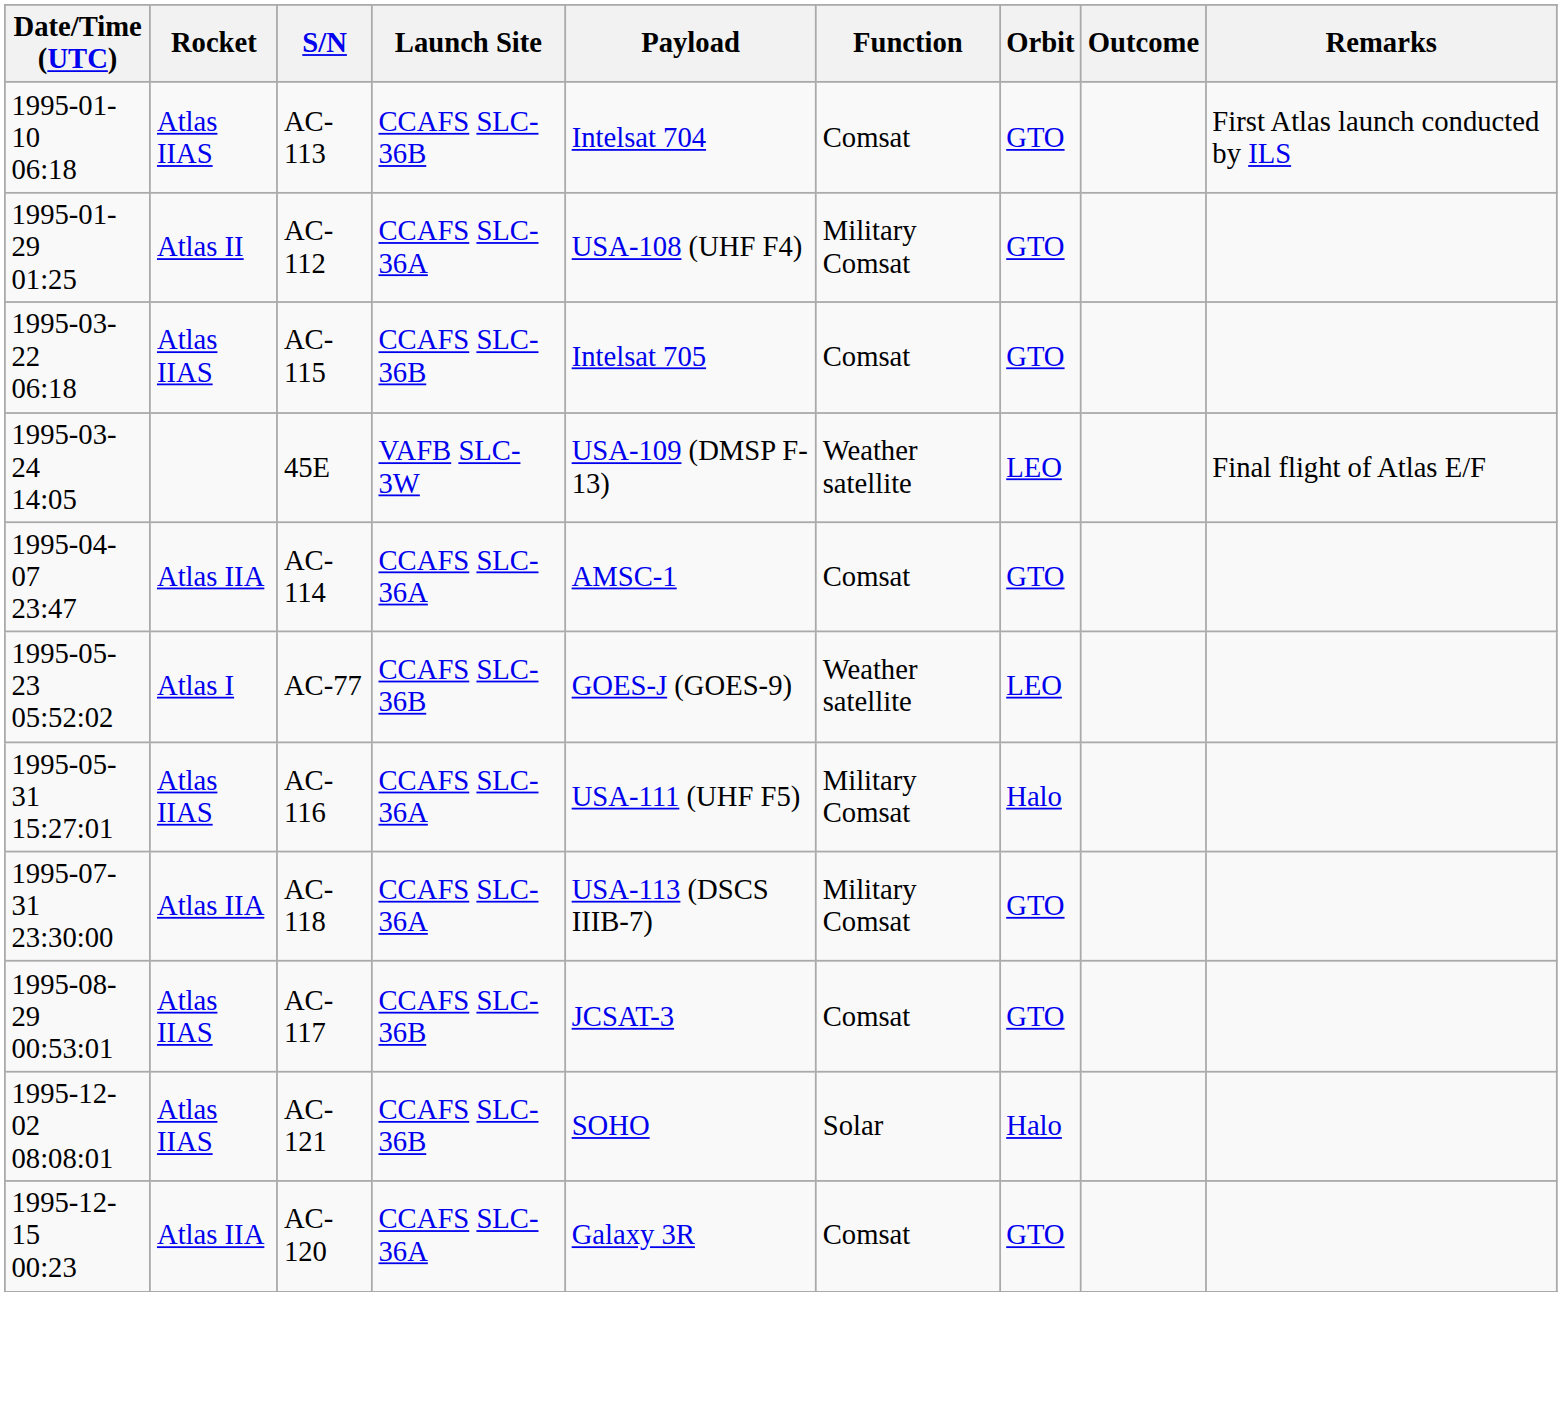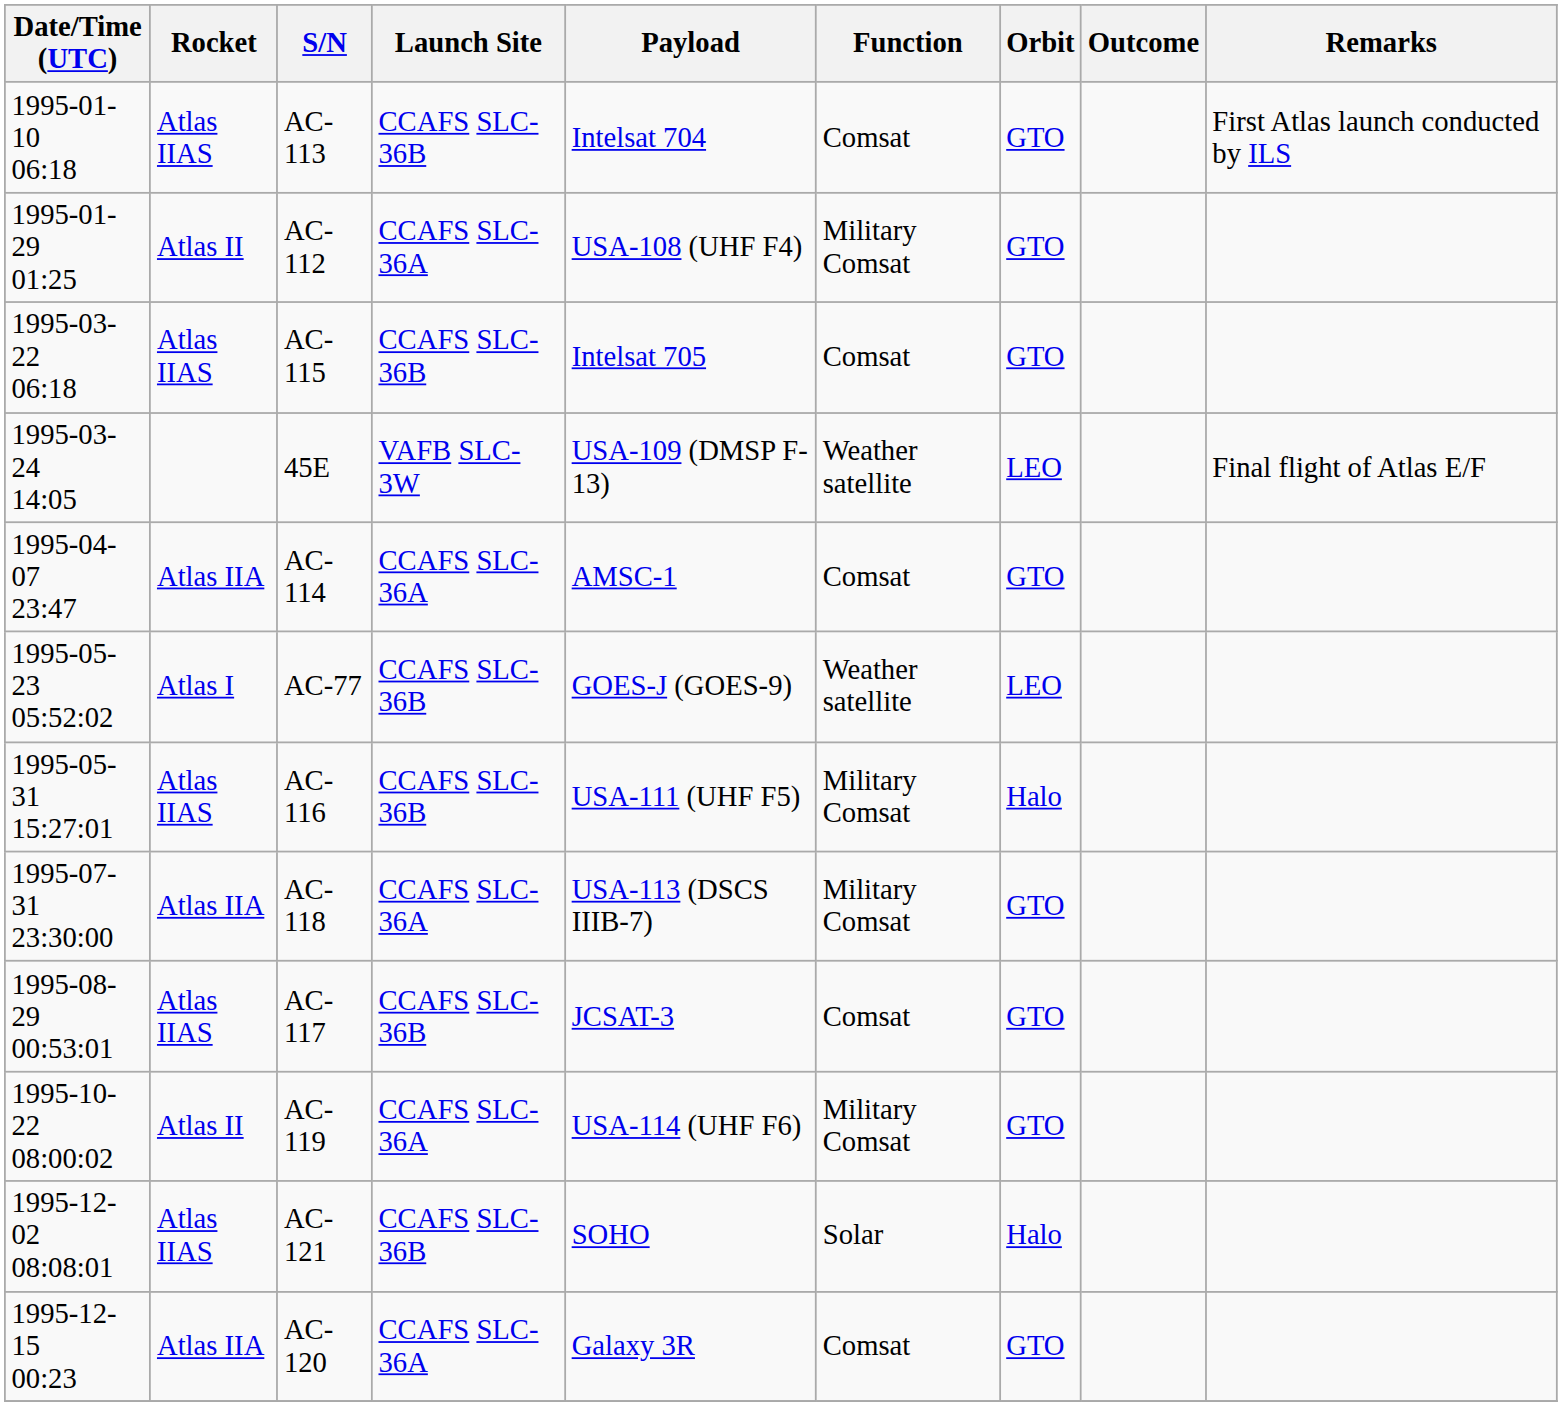(458, 796) CCAFS SLC-36A -> (458, 796) CCAFS SLC-36B
+ row: (309, 1125)
